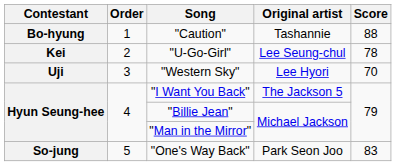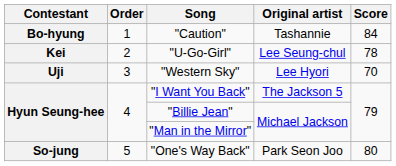(371, 33) 88 -> (371, 33) 84
(371, 151) 83 -> (371, 151) 80
